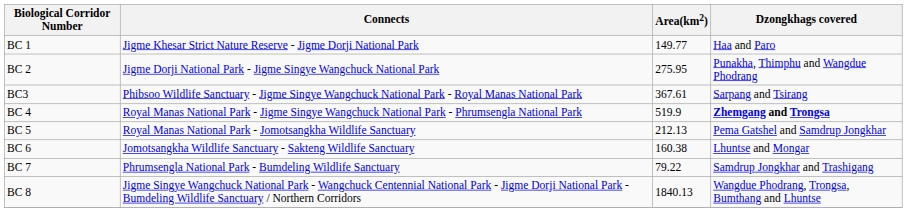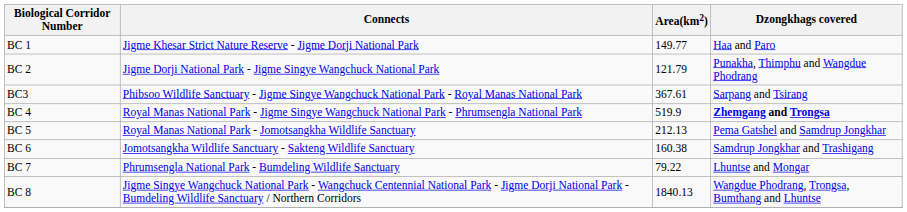(671, 69) 275.95 -> (671, 69) 121.79
(761, 149) Lhuntse and Mongar -> (793, 149) Samdrup Jongkhar and Trashigang
(793, 167) Samdrup Jongkhar and Trashigang -> (761, 167) Lhuntse and Mongar
